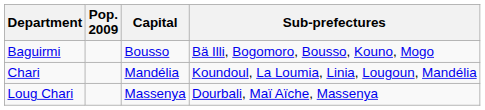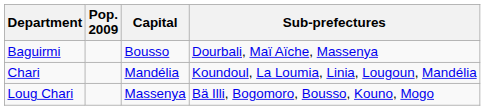(313, 51) Bä Illi, Bogomoro, Bousso, Kouno, Mogo -> (285, 51) Dourbali, Maï Aïche, Massenya
(285, 94) Dourbali, Maï Aïche, Massenya -> (313, 94) Bä Illi, Bogomoro, Bousso, Kouno, Mogo
